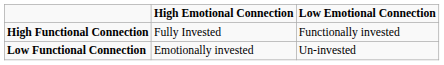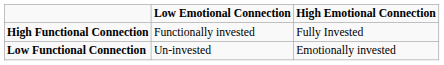columns swapped: (367, 13) <-> (224, 13)
